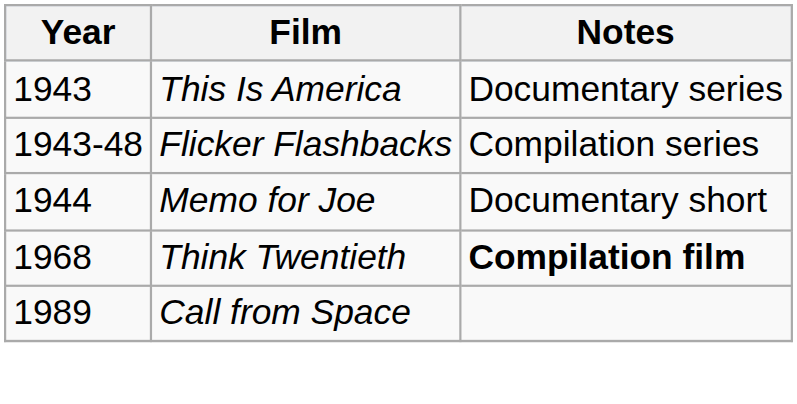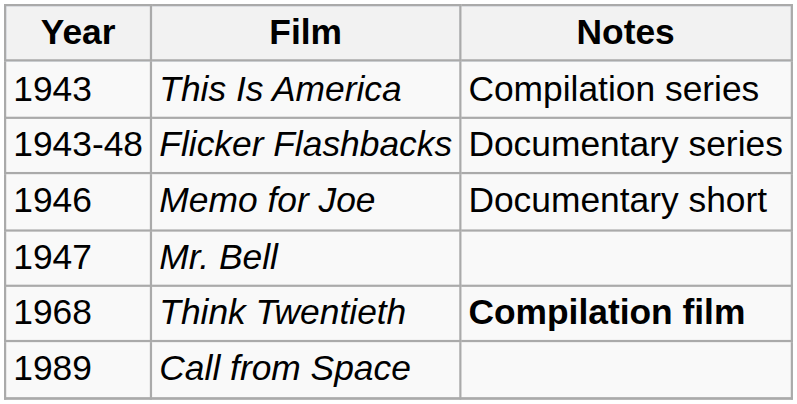(626, 88) Documentary series -> (614, 88) Compilation series
(614, 144) Compilation series -> (626, 144) Documentary series
(53, 200) 1944 -> (53, 200) 1946
+ row: (219, 256)
